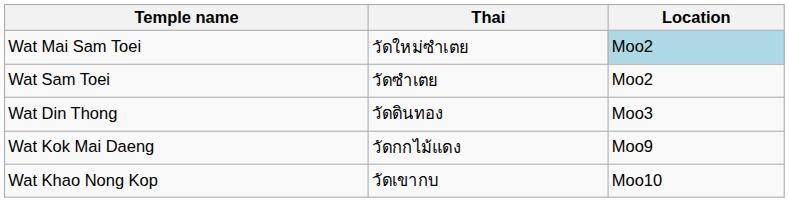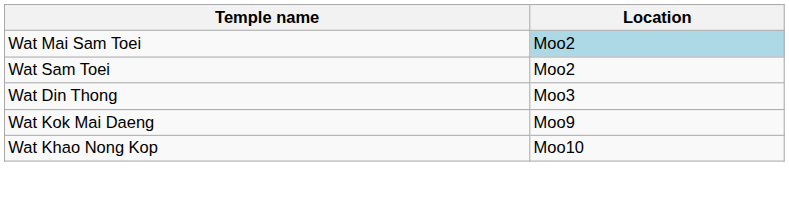- column: (488, 17)
